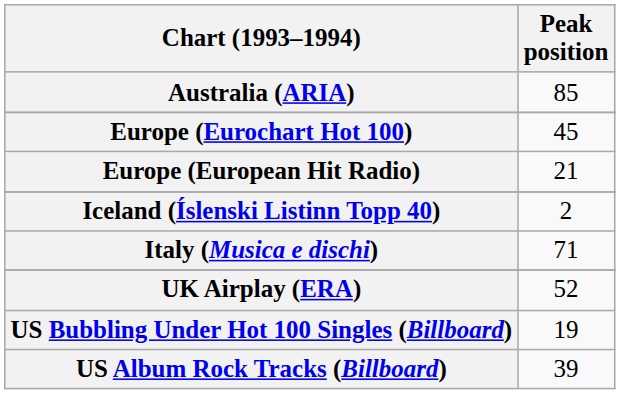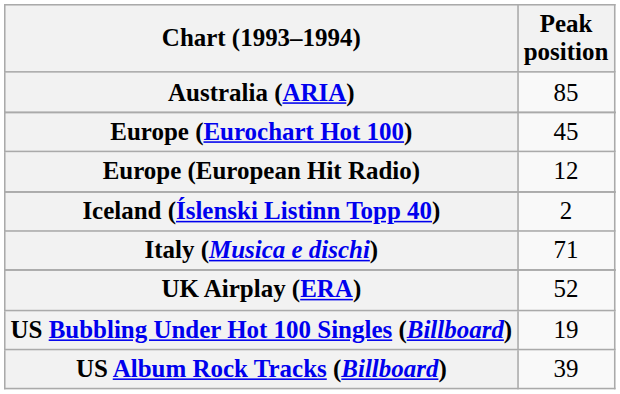(566, 171) 21 -> (566, 171) 12
